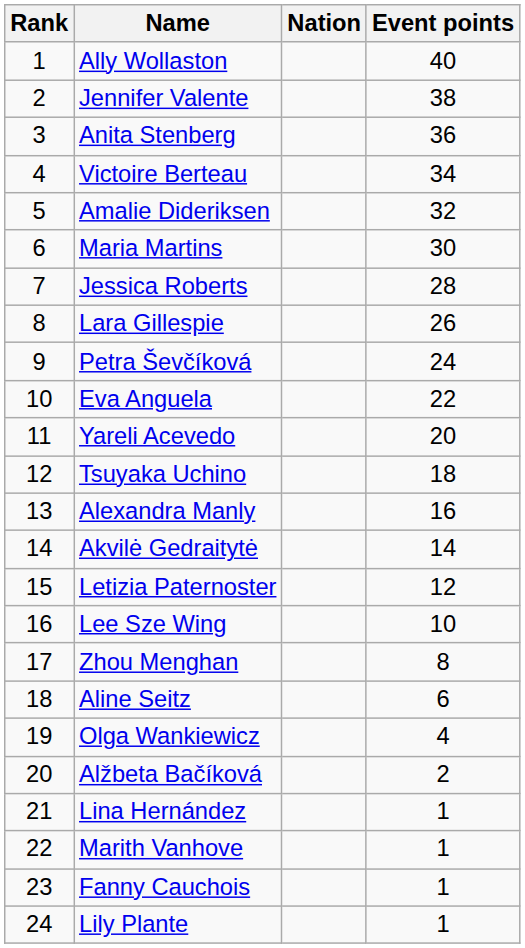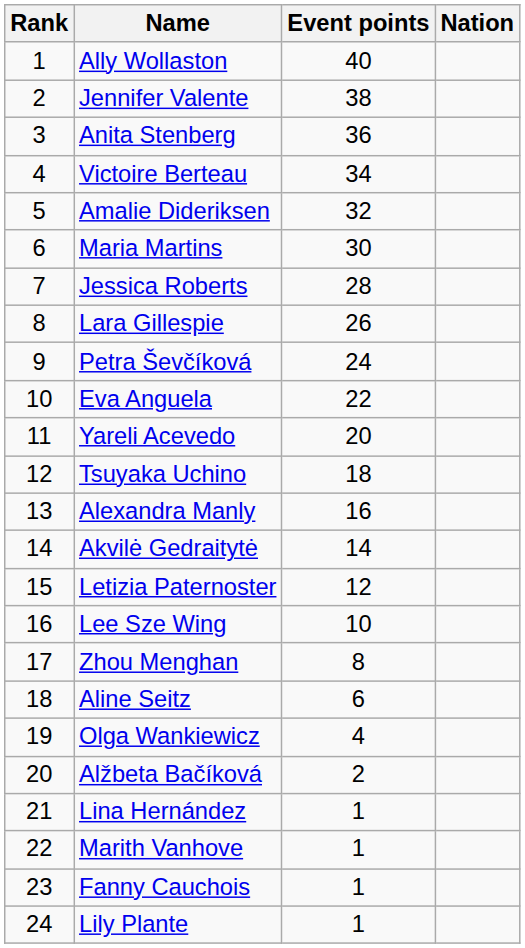columns swapped: (324, 23) <-> (443, 23)
